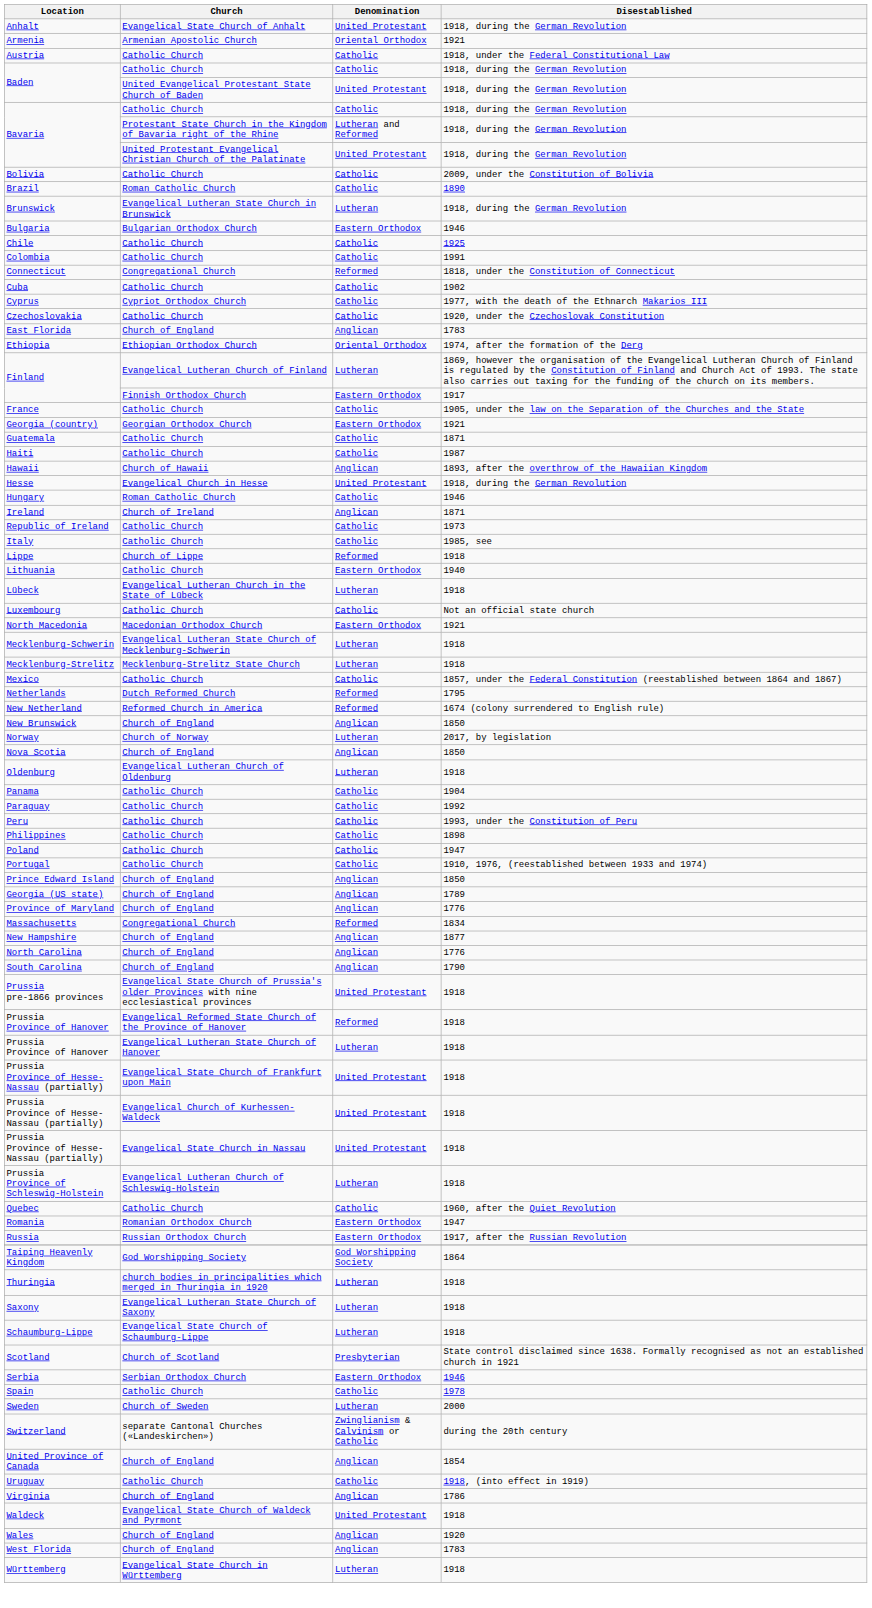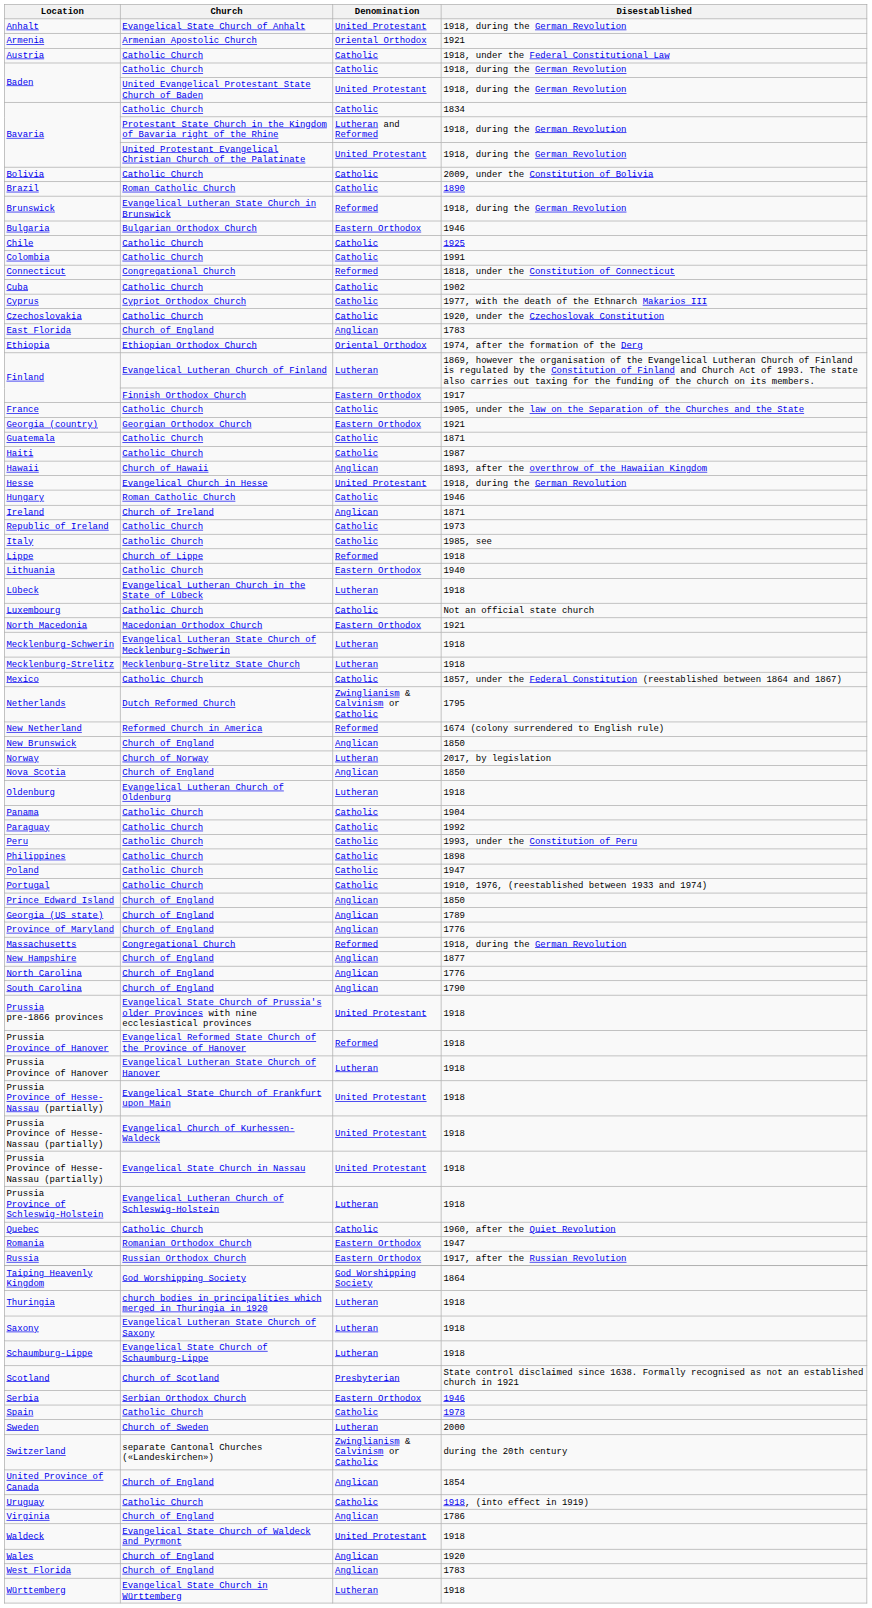(535, 110) 1918, during the German Revolution -> (454, 110) 1834
(357, 209) Lutheran -> (357, 209) Reformed
(357, 694) Reformed -> (373, 704) Zwinglianism & Calvinism or Catholic
(454, 923) 1834 -> (535, 944) 1918, during the German Revolution
